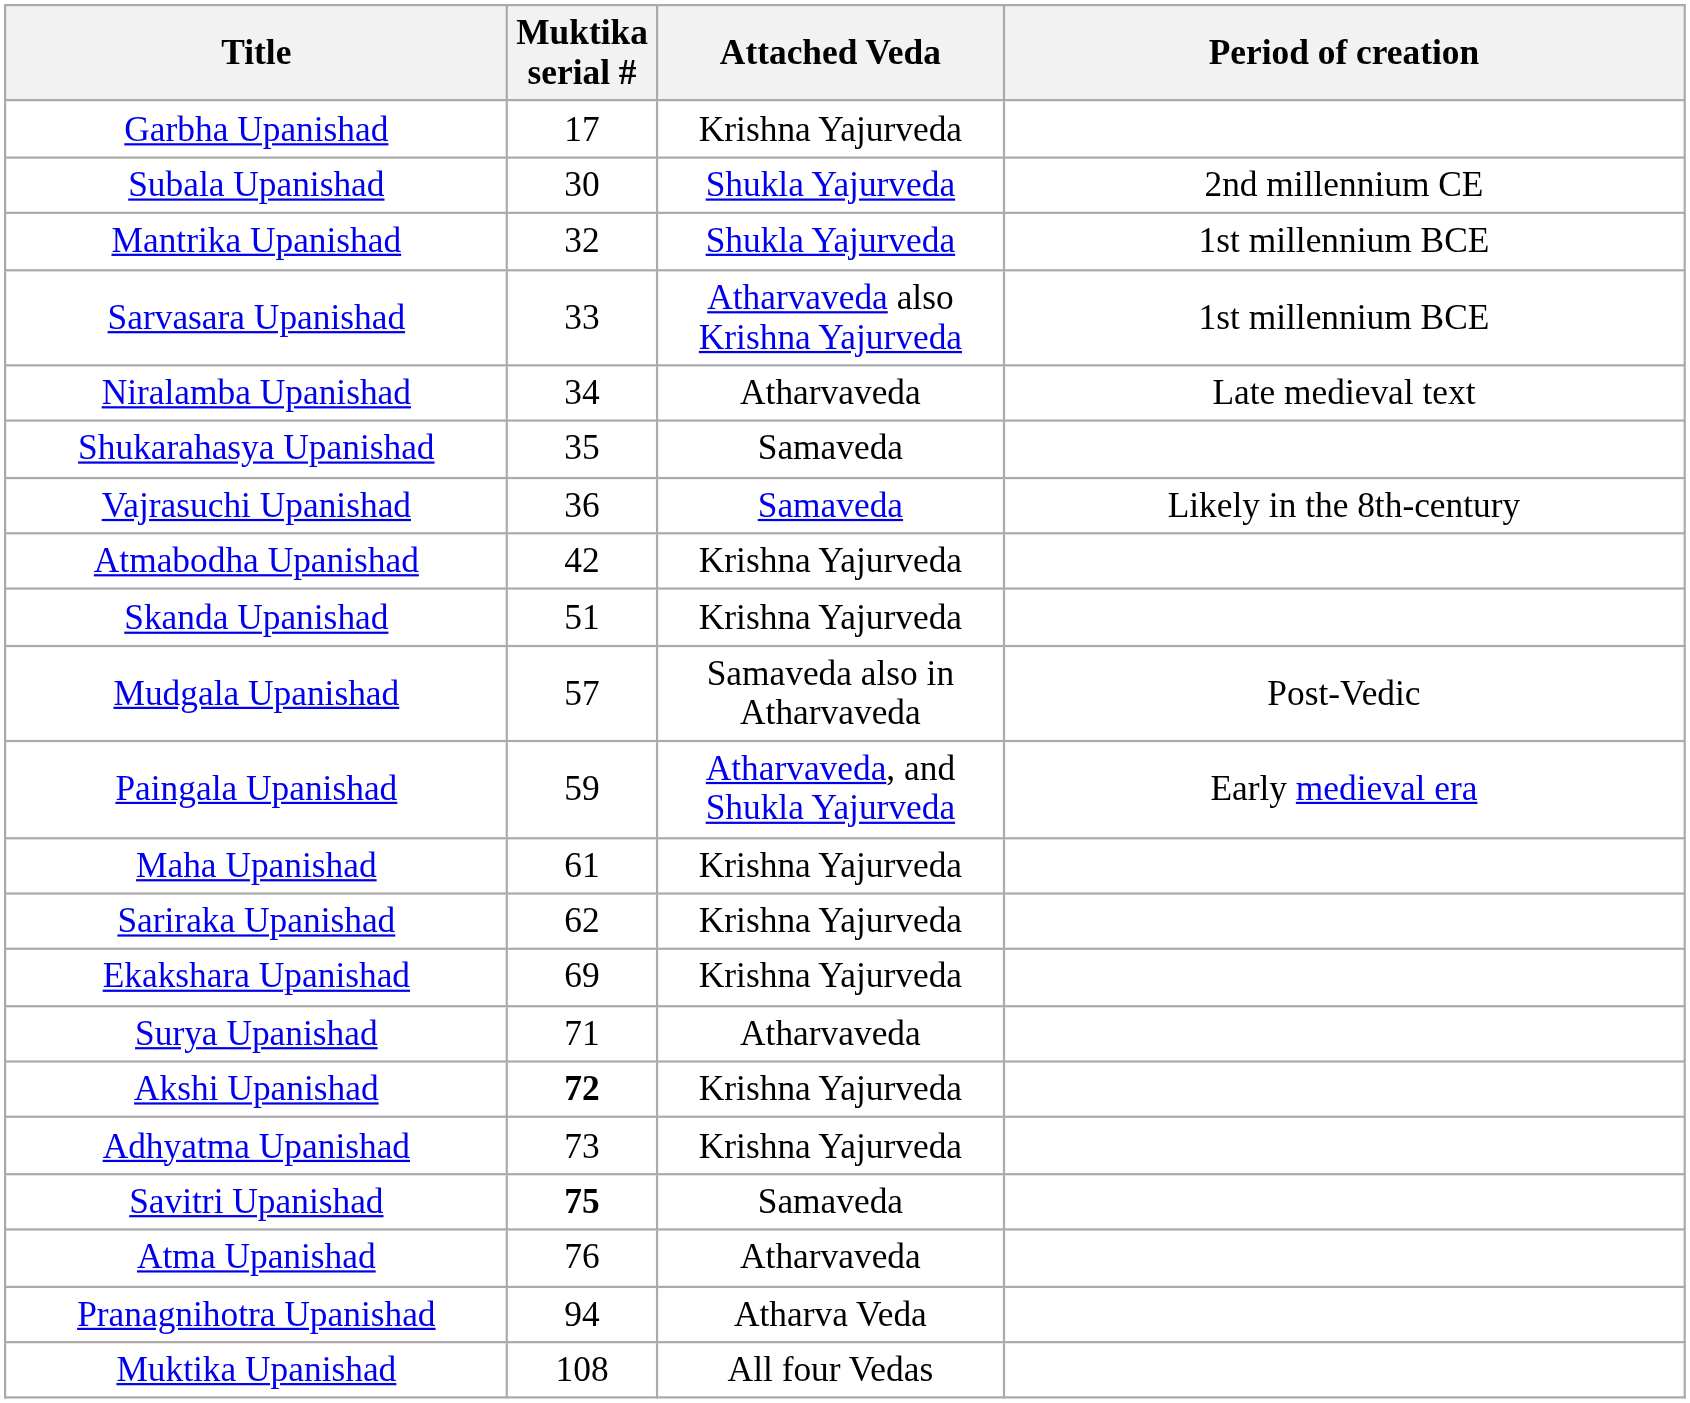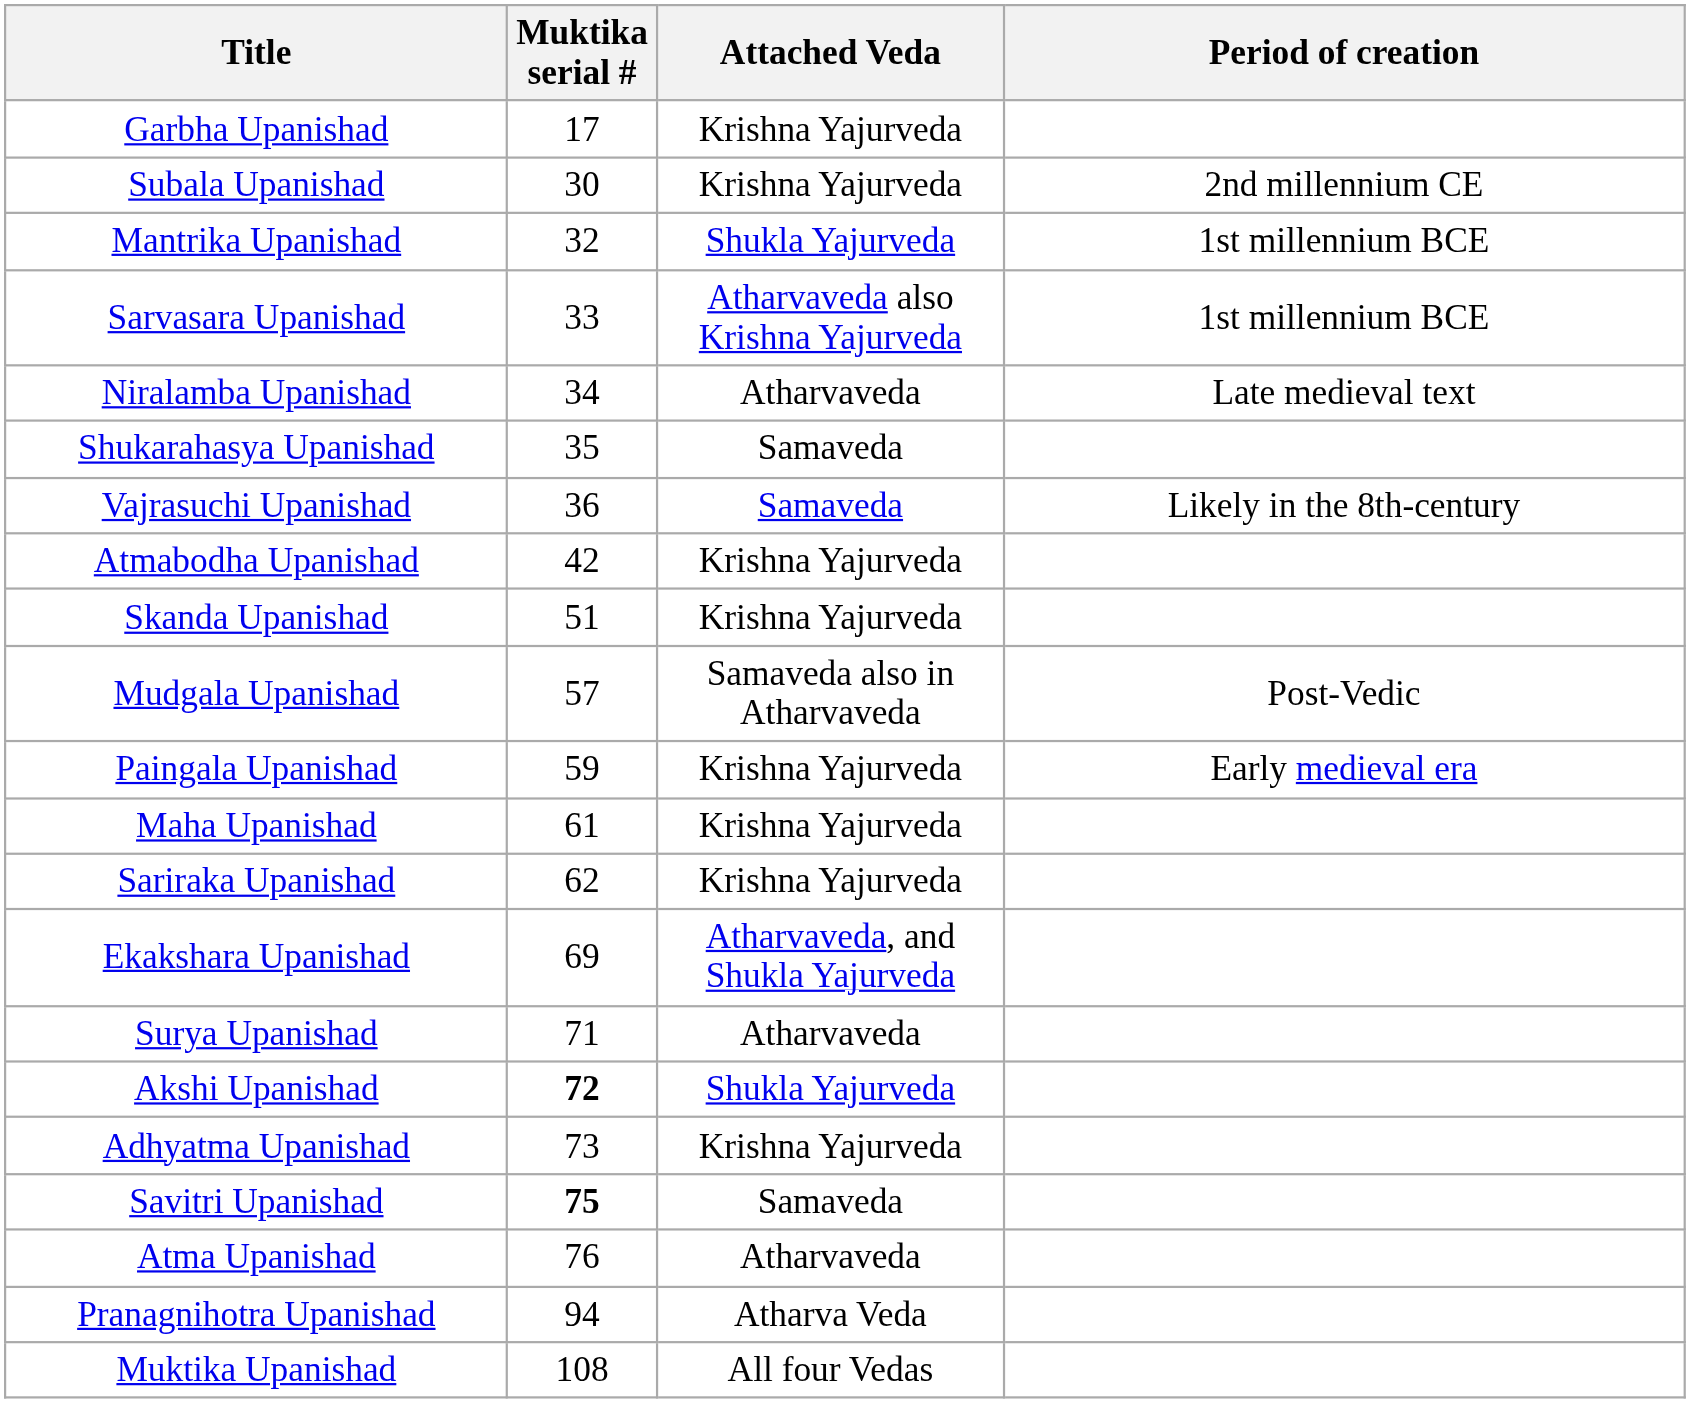(830, 184) Shukla Yajurveda -> (830, 184) Krishna Yajurveda
(830, 788) Atharvaveda, and Shukla Yajurveda -> (830, 768) Krishna Yajurveda
(830, 976) Krishna Yajurveda -> (830, 956) Atharvaveda, and Shukla Yajurveda
(830, 1088) Krishna Yajurveda -> (830, 1088) Shukla Yajurveda
